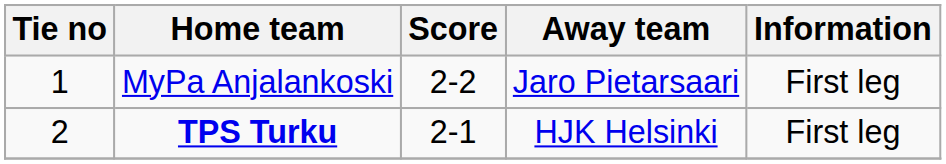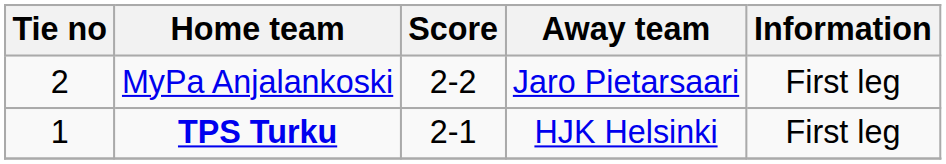(60, 81) 1 -> (60, 81) 2
(60, 132) 2 -> (60, 132) 1
